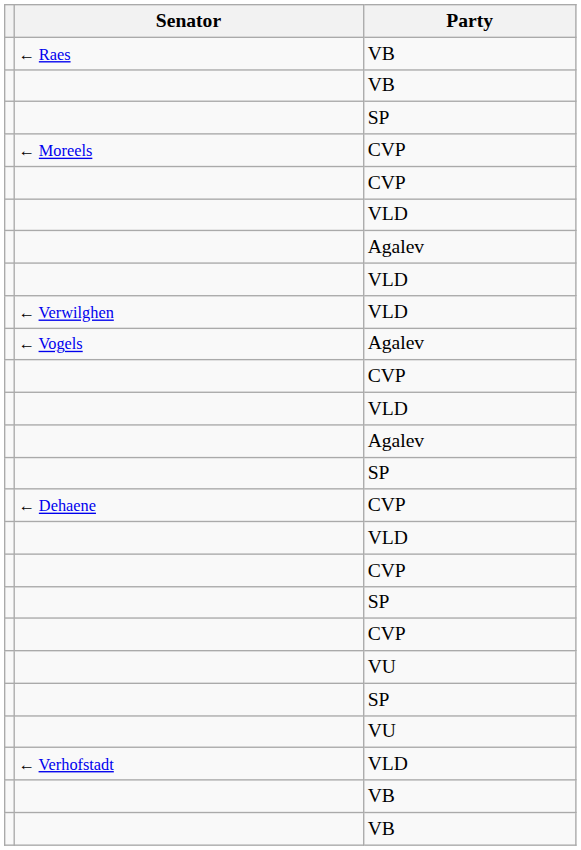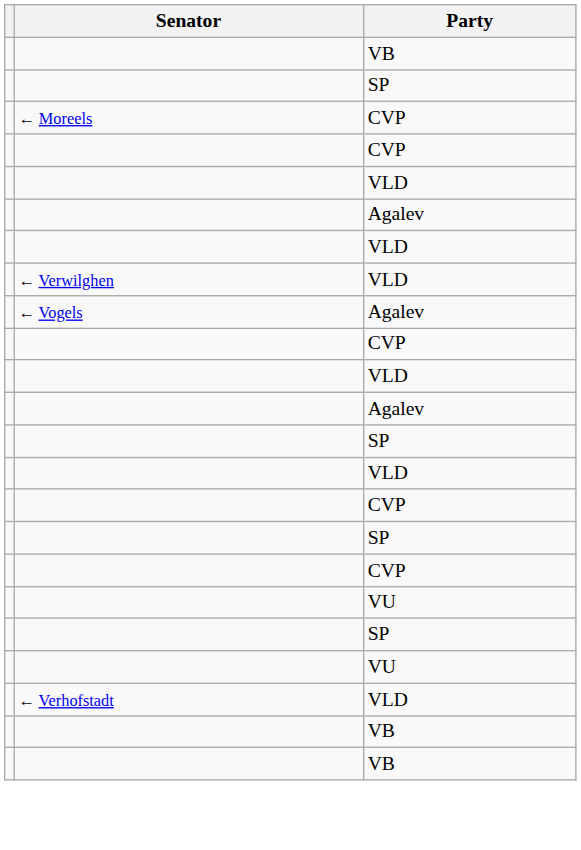- row: (45, 54)
- row: (57, 506)
